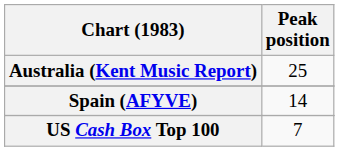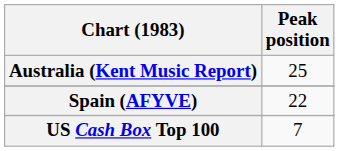(298, 100) 14 -> (298, 100) 22
